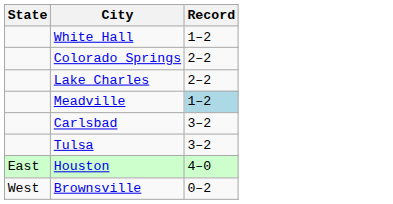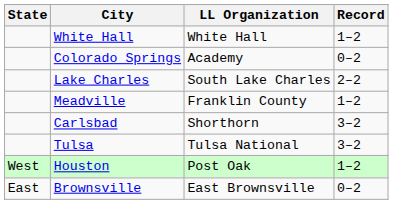+ column: (259, 15)
(199, 59) 2–2 -> (349, 59) 0–2
(199, 102) lightblue background -> (349, 102) no background
(24, 167) East -> (24, 167) West
(199, 167) 4–0 -> (349, 167) 1–2
(24, 188) West -> (24, 188) East
